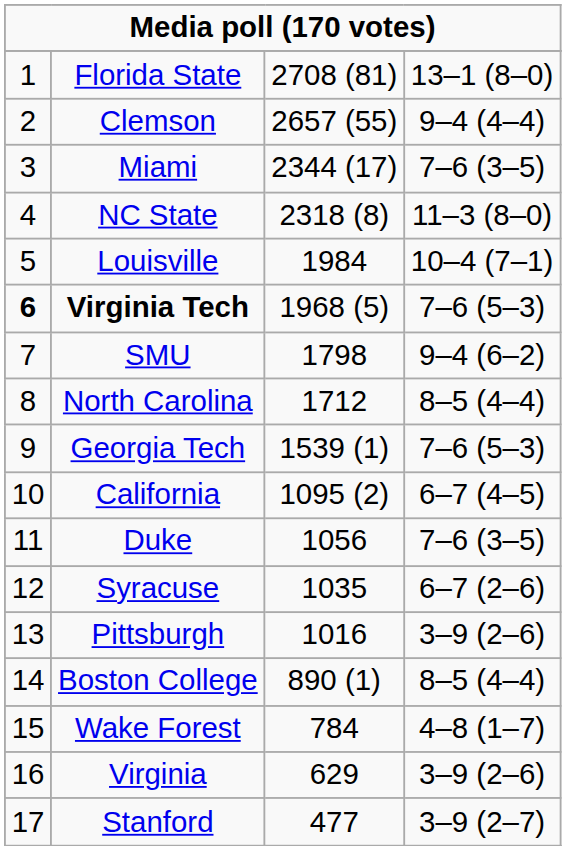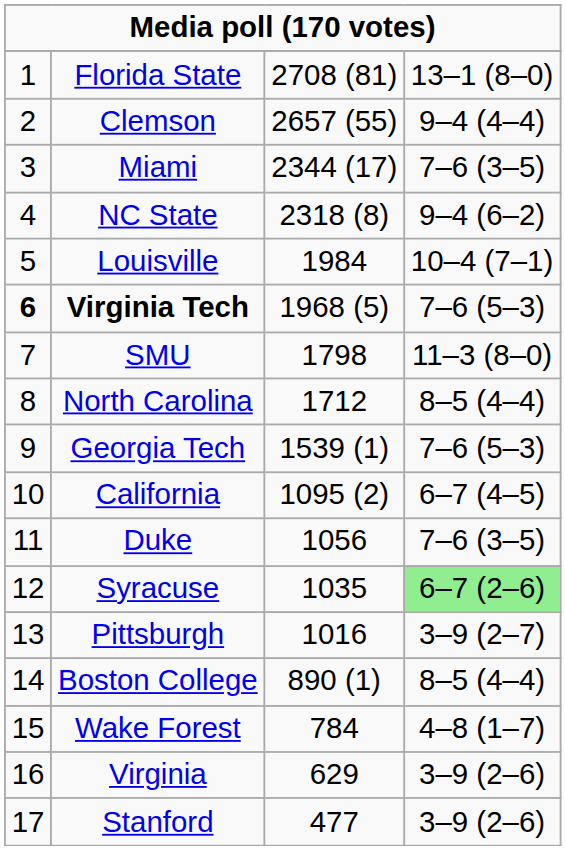(482, 214) 11–3 (8–0) -> (482, 214) 9–4 (6–2)
(482, 354) 9–4 (6–2) -> (482, 354) 11–3 (8–0)
(482, 588) no background -> (482, 588) lightgreen background
(482, 634) 3–9 (2–6) -> (482, 634) 3–9 (2–7)
(482, 821) 3–9 (2–7) -> (482, 821) 3–9 (2–6)
